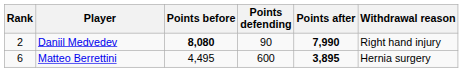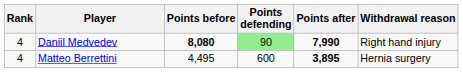(20, 42) 2 -> (20, 42) 4
(266, 42) no background -> (266, 42) lightgreen background
(20, 59) 6 -> (20, 59) 4
